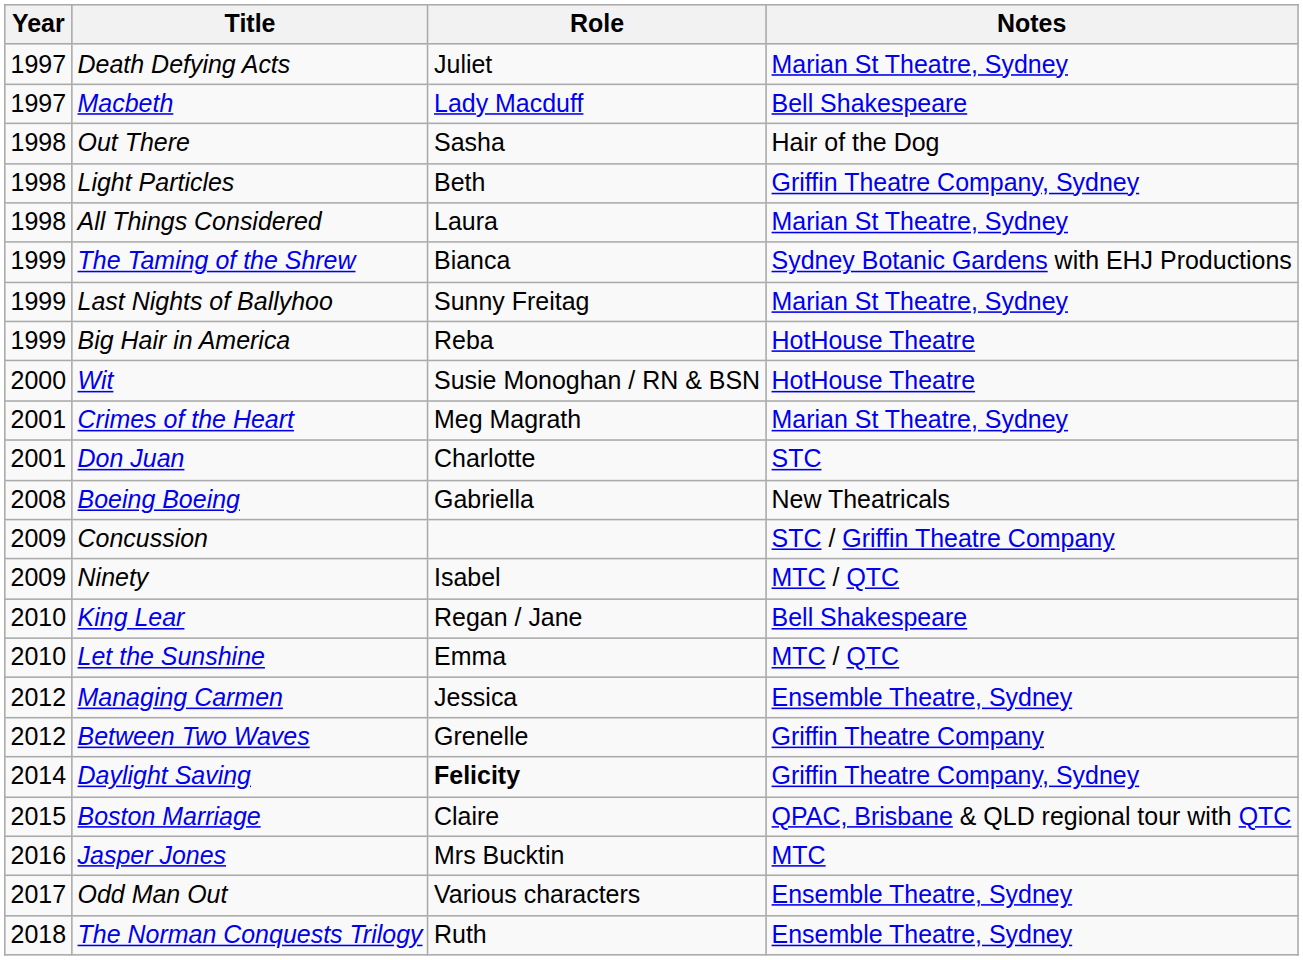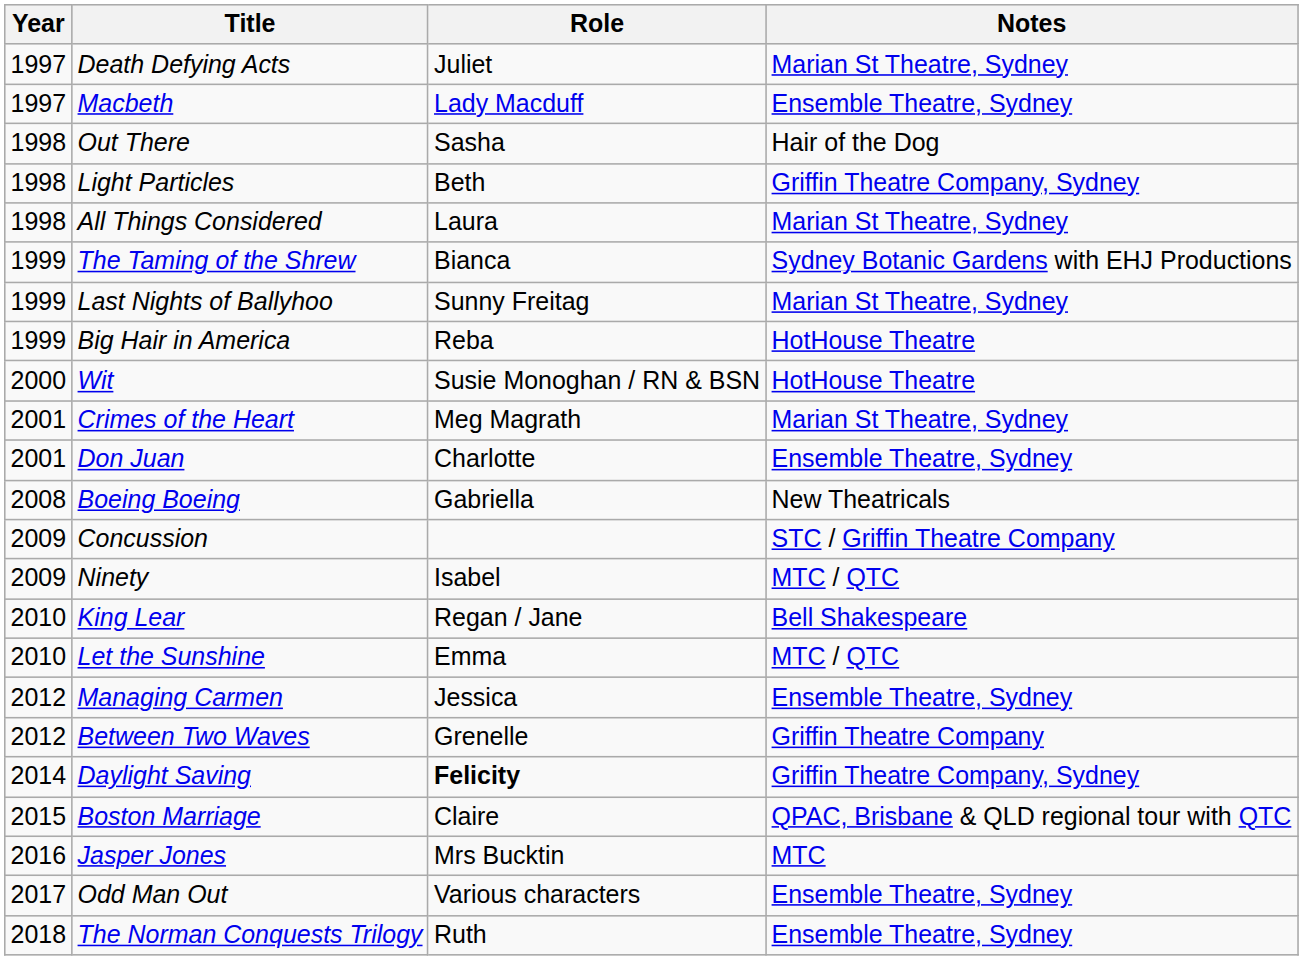(869, 103) Bell Shakespeare -> (922, 103) Ensemble Theatre, Sydney
(797, 459) STC -> (922, 459) Ensemble Theatre, Sydney
